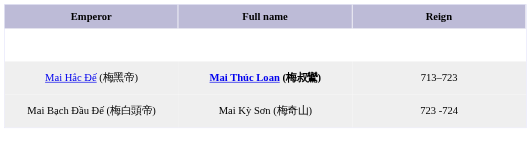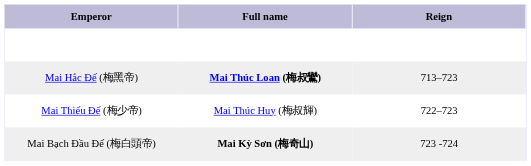+ row: (92, 110)
(265, 110) normal -> (265, 143) bold
